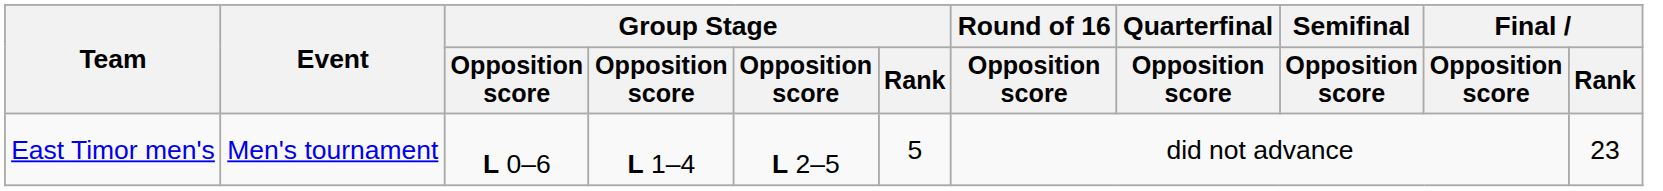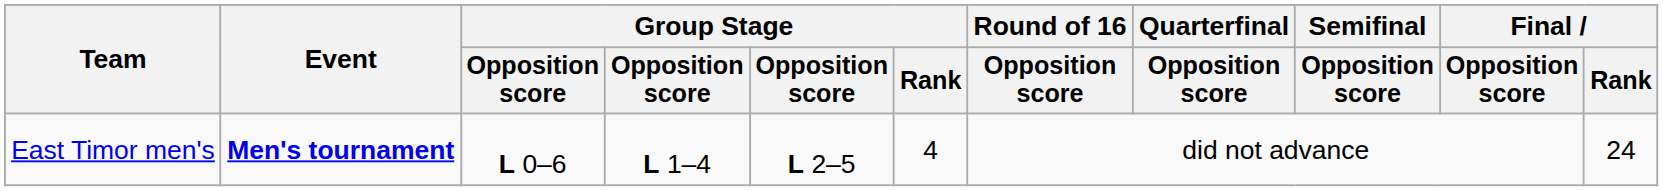(333, 150) normal -> (341, 150) bold
(915, 150) 5 -> (931, 150) 4
(1605, 150) 23 -> (1621, 150) 24
